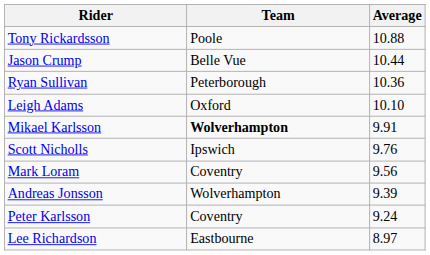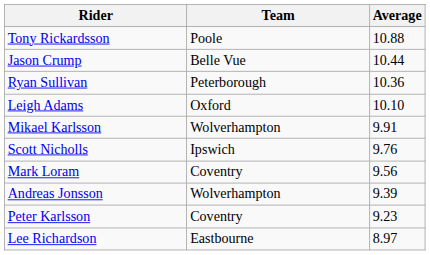(239, 127) bold -> (235, 127) normal
(385, 216) 9.24 -> (385, 216) 9.23
